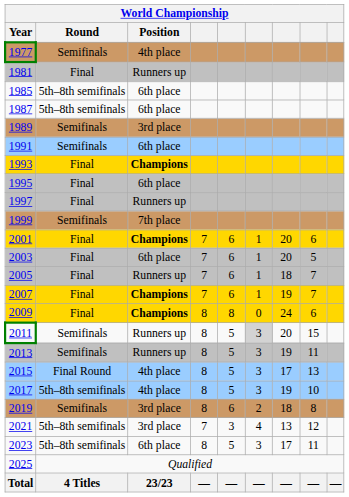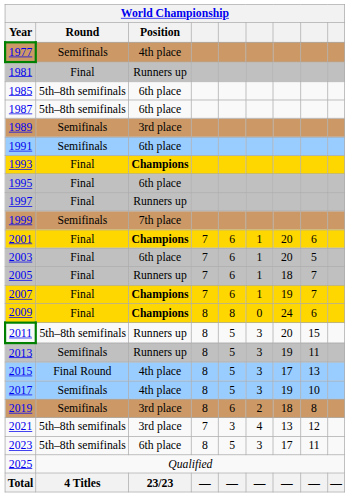(82, 333) Semifinals -> (83, 333) 5th–8th semifinals
(259, 333) lightgrey background -> (259, 333) no background
(82, 390) 5th–8th semifinals -> (82, 390) Semifinals
